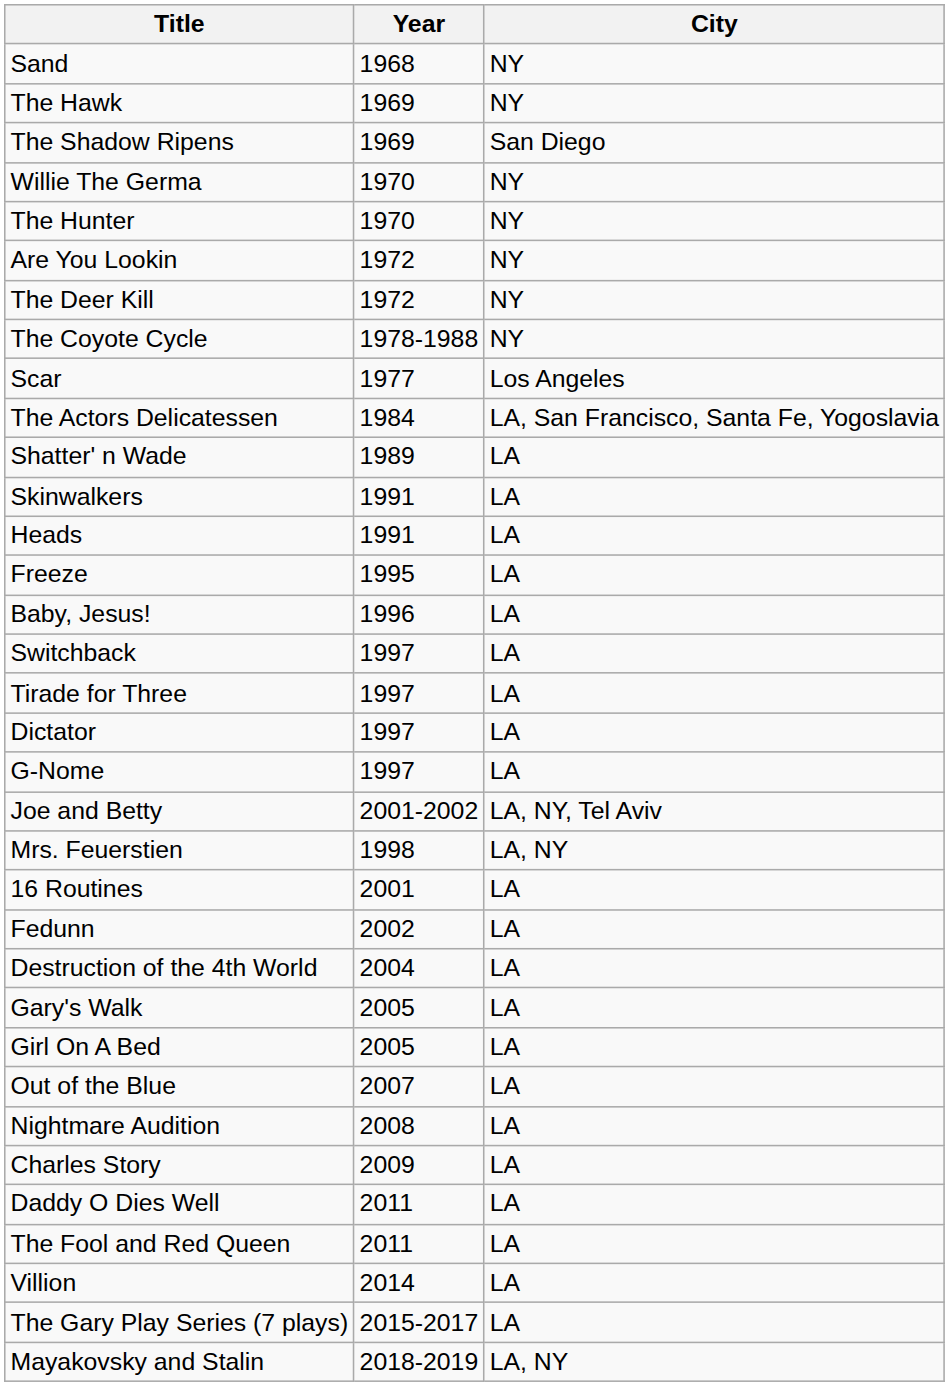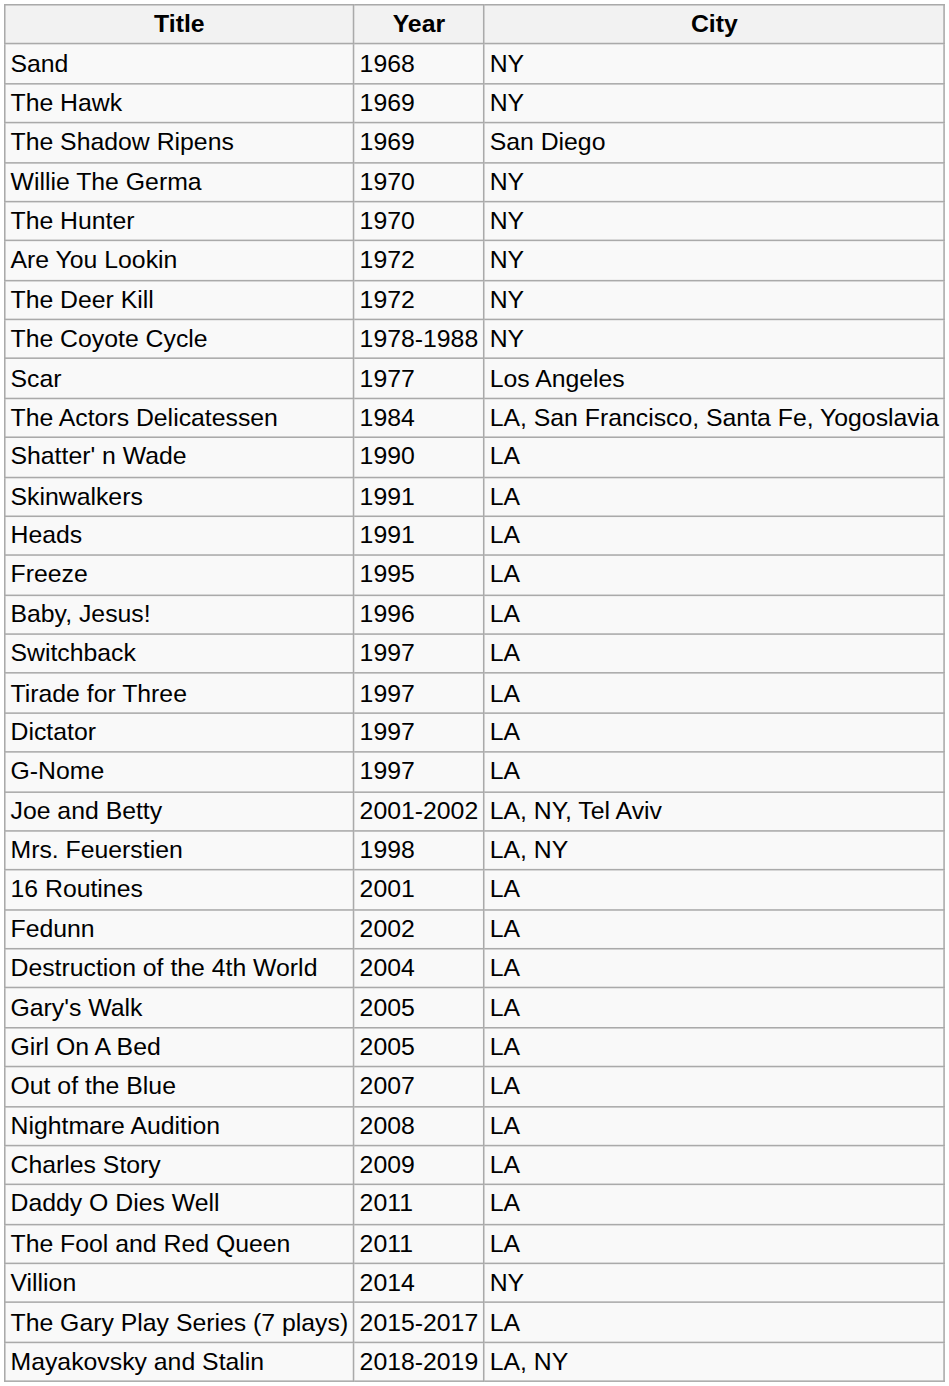(387, 456) 1989 -> (387, 456) 1990
(505, 1282) LA -> (507, 1282) NY
